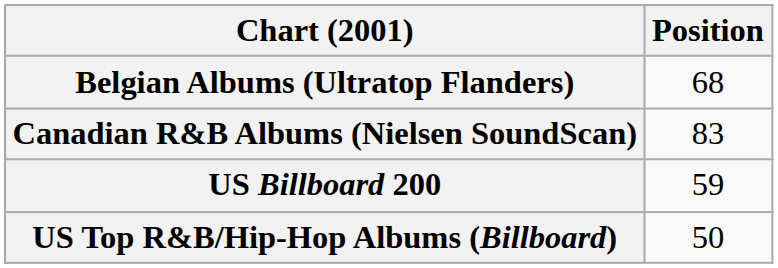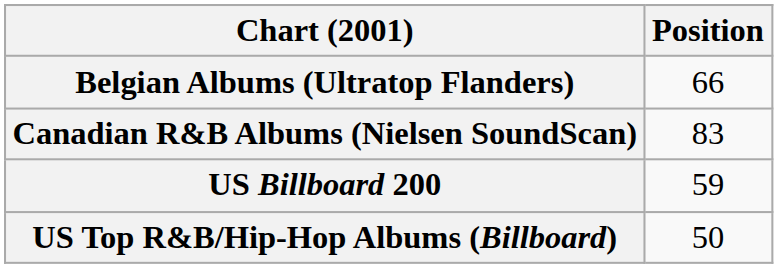(708, 81) 68 -> (708, 81) 66
